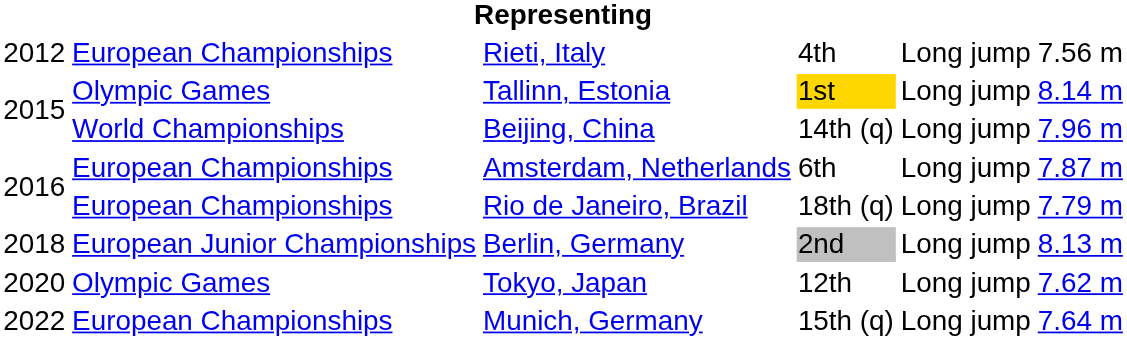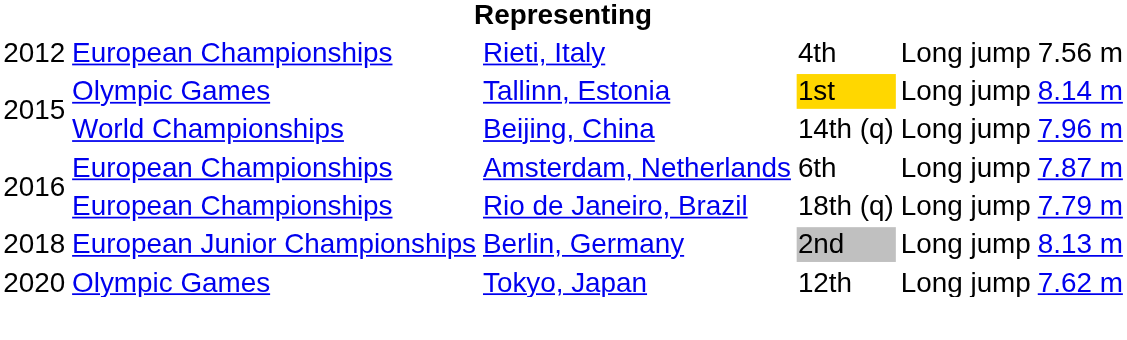- row: (593, 320)
